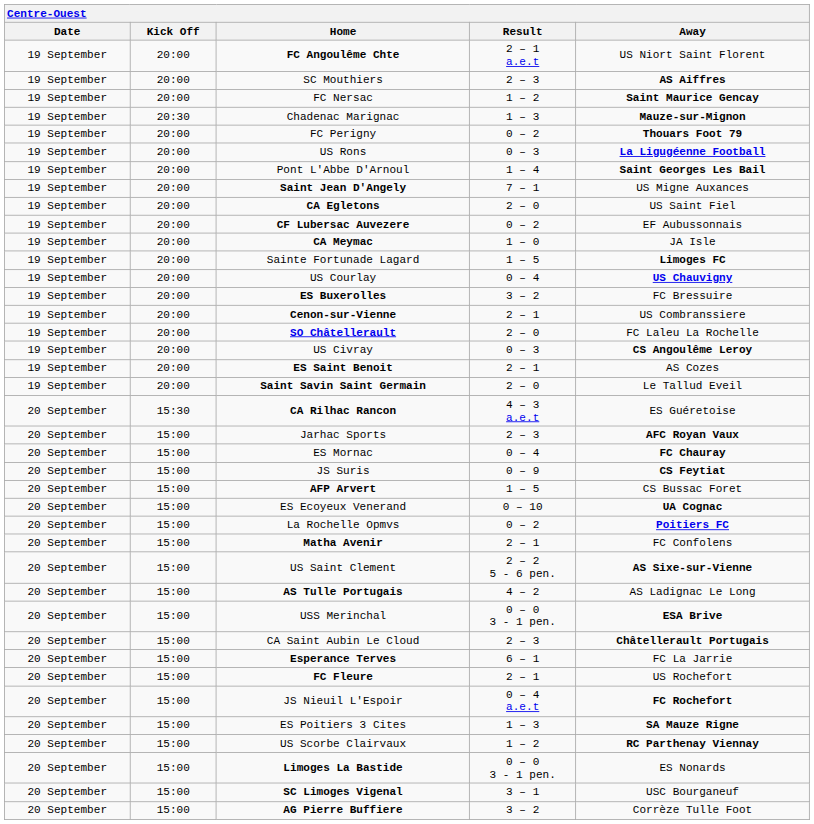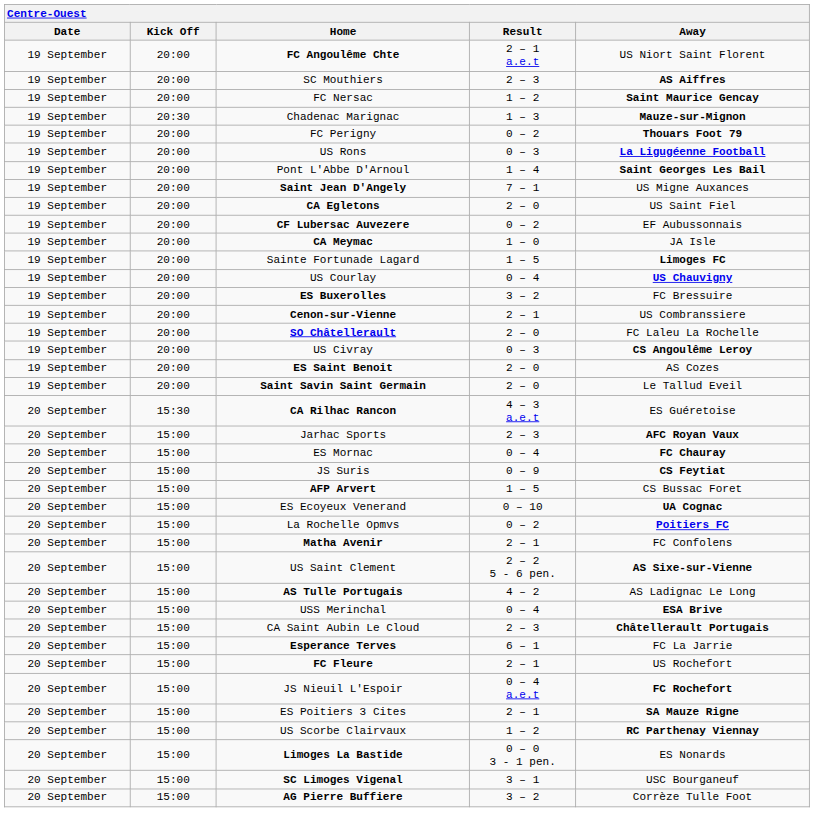(523, 368) 2 – 1 -> (523, 368) 2 – 0
(523, 616) 0 – 0 3 - 1 pen. -> (523, 610) 0 – 4
(523, 726) 1 – 3 -> (523, 713) 2 – 1
